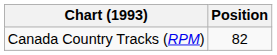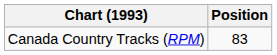(240, 38) 82 -> (240, 38) 83
